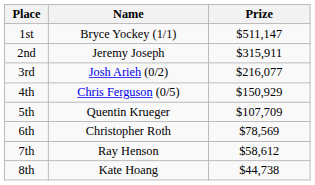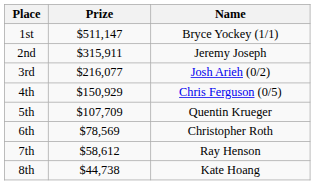columns swapped: (128, 14) <-> (259, 14)
